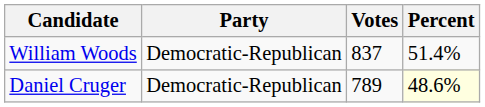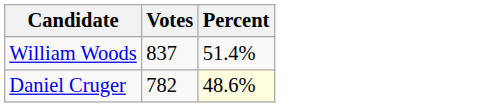- column: (244, 20)
(367, 85) 789 -> (162, 85) 782
